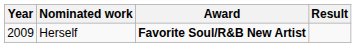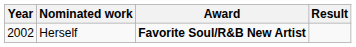(20, 33) 2009 -> (20, 33) 2002
